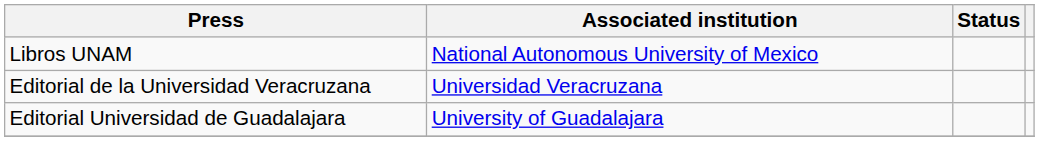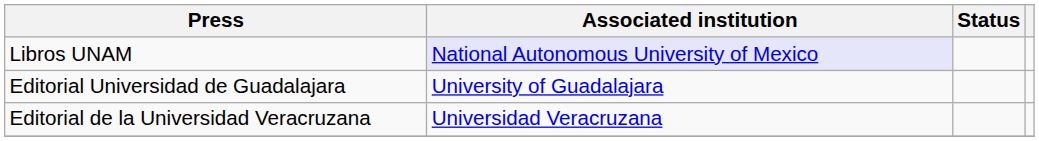(625, 53) no background -> (625, 53) lavender background
rows swapped: (190, 86) <-> (177, 119)
